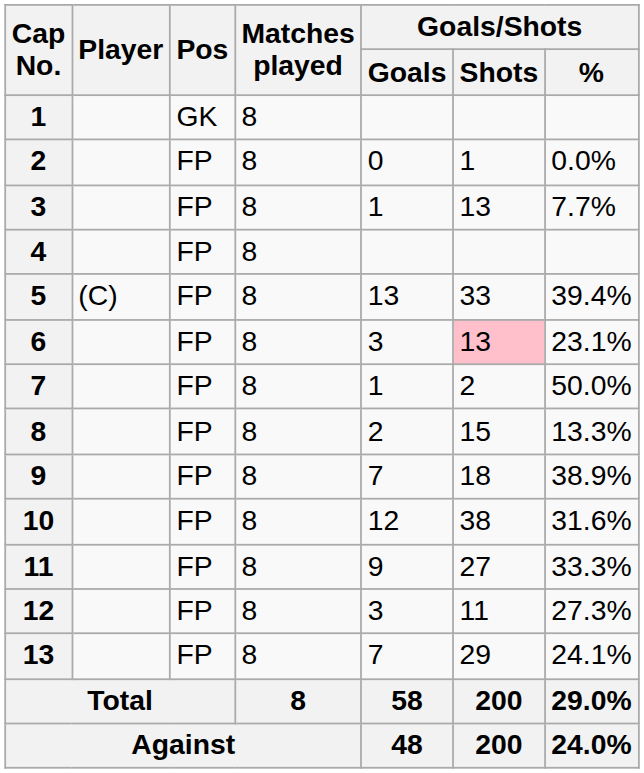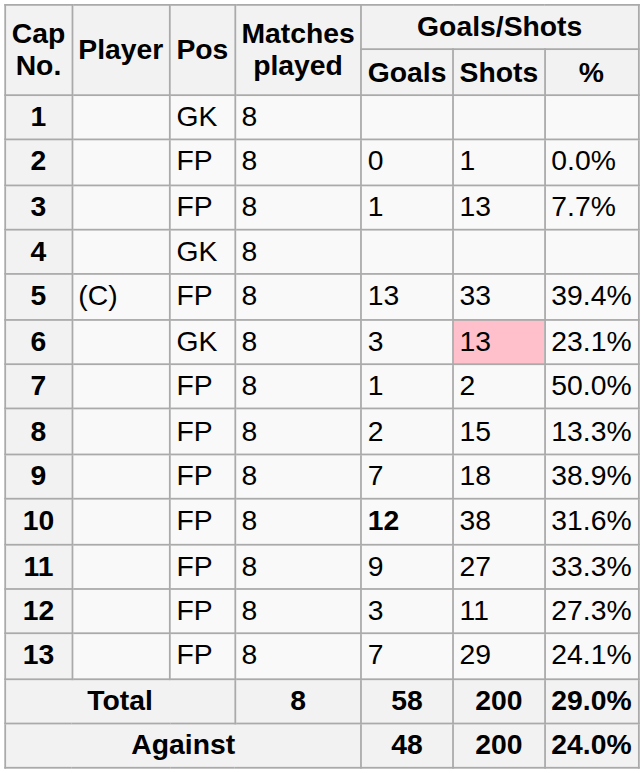(194, 251) FP -> (197, 251) GK
(194, 341) FP -> (197, 341) GK
(384, 521) normal -> (384, 521) bold
